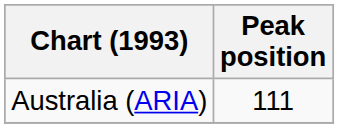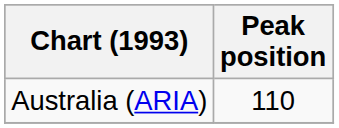(273, 100) 111 -> (273, 100) 110
